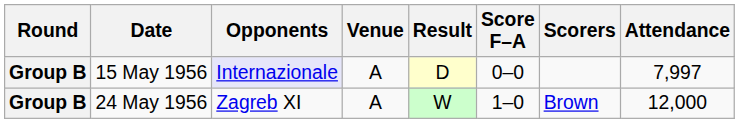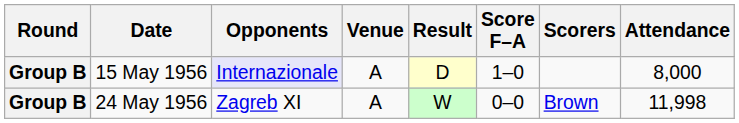(508, 72) 0–0 -> (508, 72) 1–0
(677, 72) 7,997 -> (677, 72) 8,000
(508, 103) 1–0 -> (508, 103) 0–0
(677, 103) 12,000 -> (677, 103) 11,998
